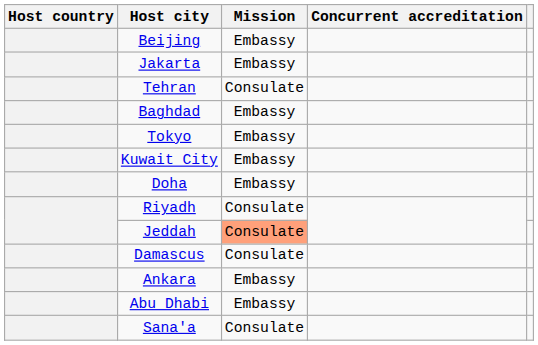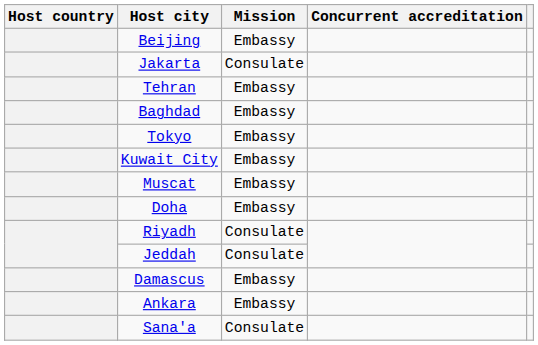(264, 64) Embassy -> (265, 64) Consulate
(265, 88) Consulate -> (264, 88) Embassy
+ row: (169, 184)
(265, 232) lightsalmon background -> (265, 256) no background
(265, 256) Consulate -> (264, 280) Embassy
- row: (169, 304)
